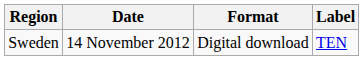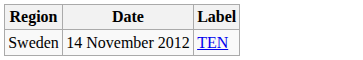- column: (253, 17)
